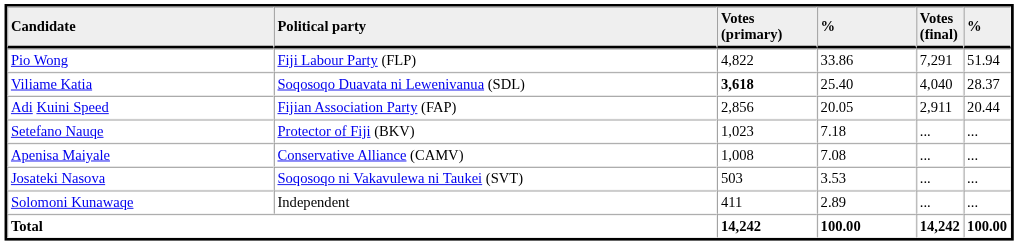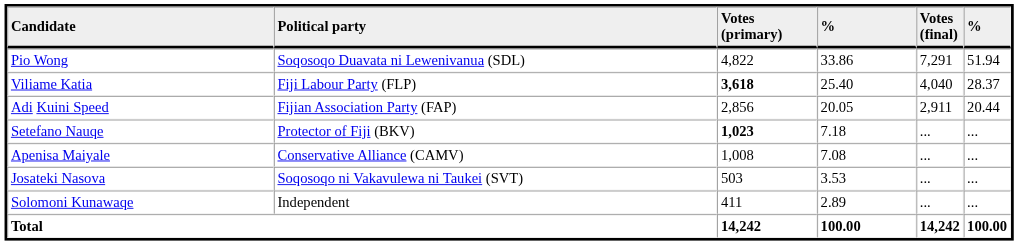(347, 60) Fiji Labour Party (FLP) -> (401, 60) Soqosoqo Duavata ni Lewenivanua (SDL)
(401, 84) Soqosoqo Duavata ni Lewenivanua (SDL) -> (347, 84) Fiji Labour Party (FLP)
(737, 131) normal -> (737, 131) bold
